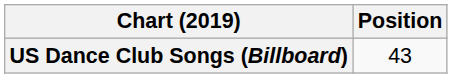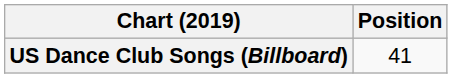(400, 55) 43 -> (400, 55) 41
